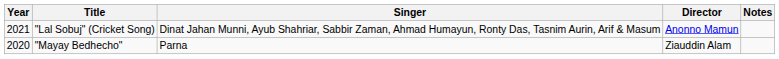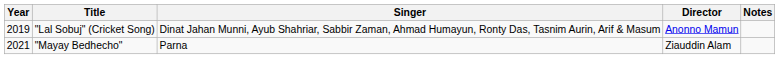(18, 29) 2021 -> (18, 29) 2019
(18, 45) 2020 -> (18, 45) 2021
